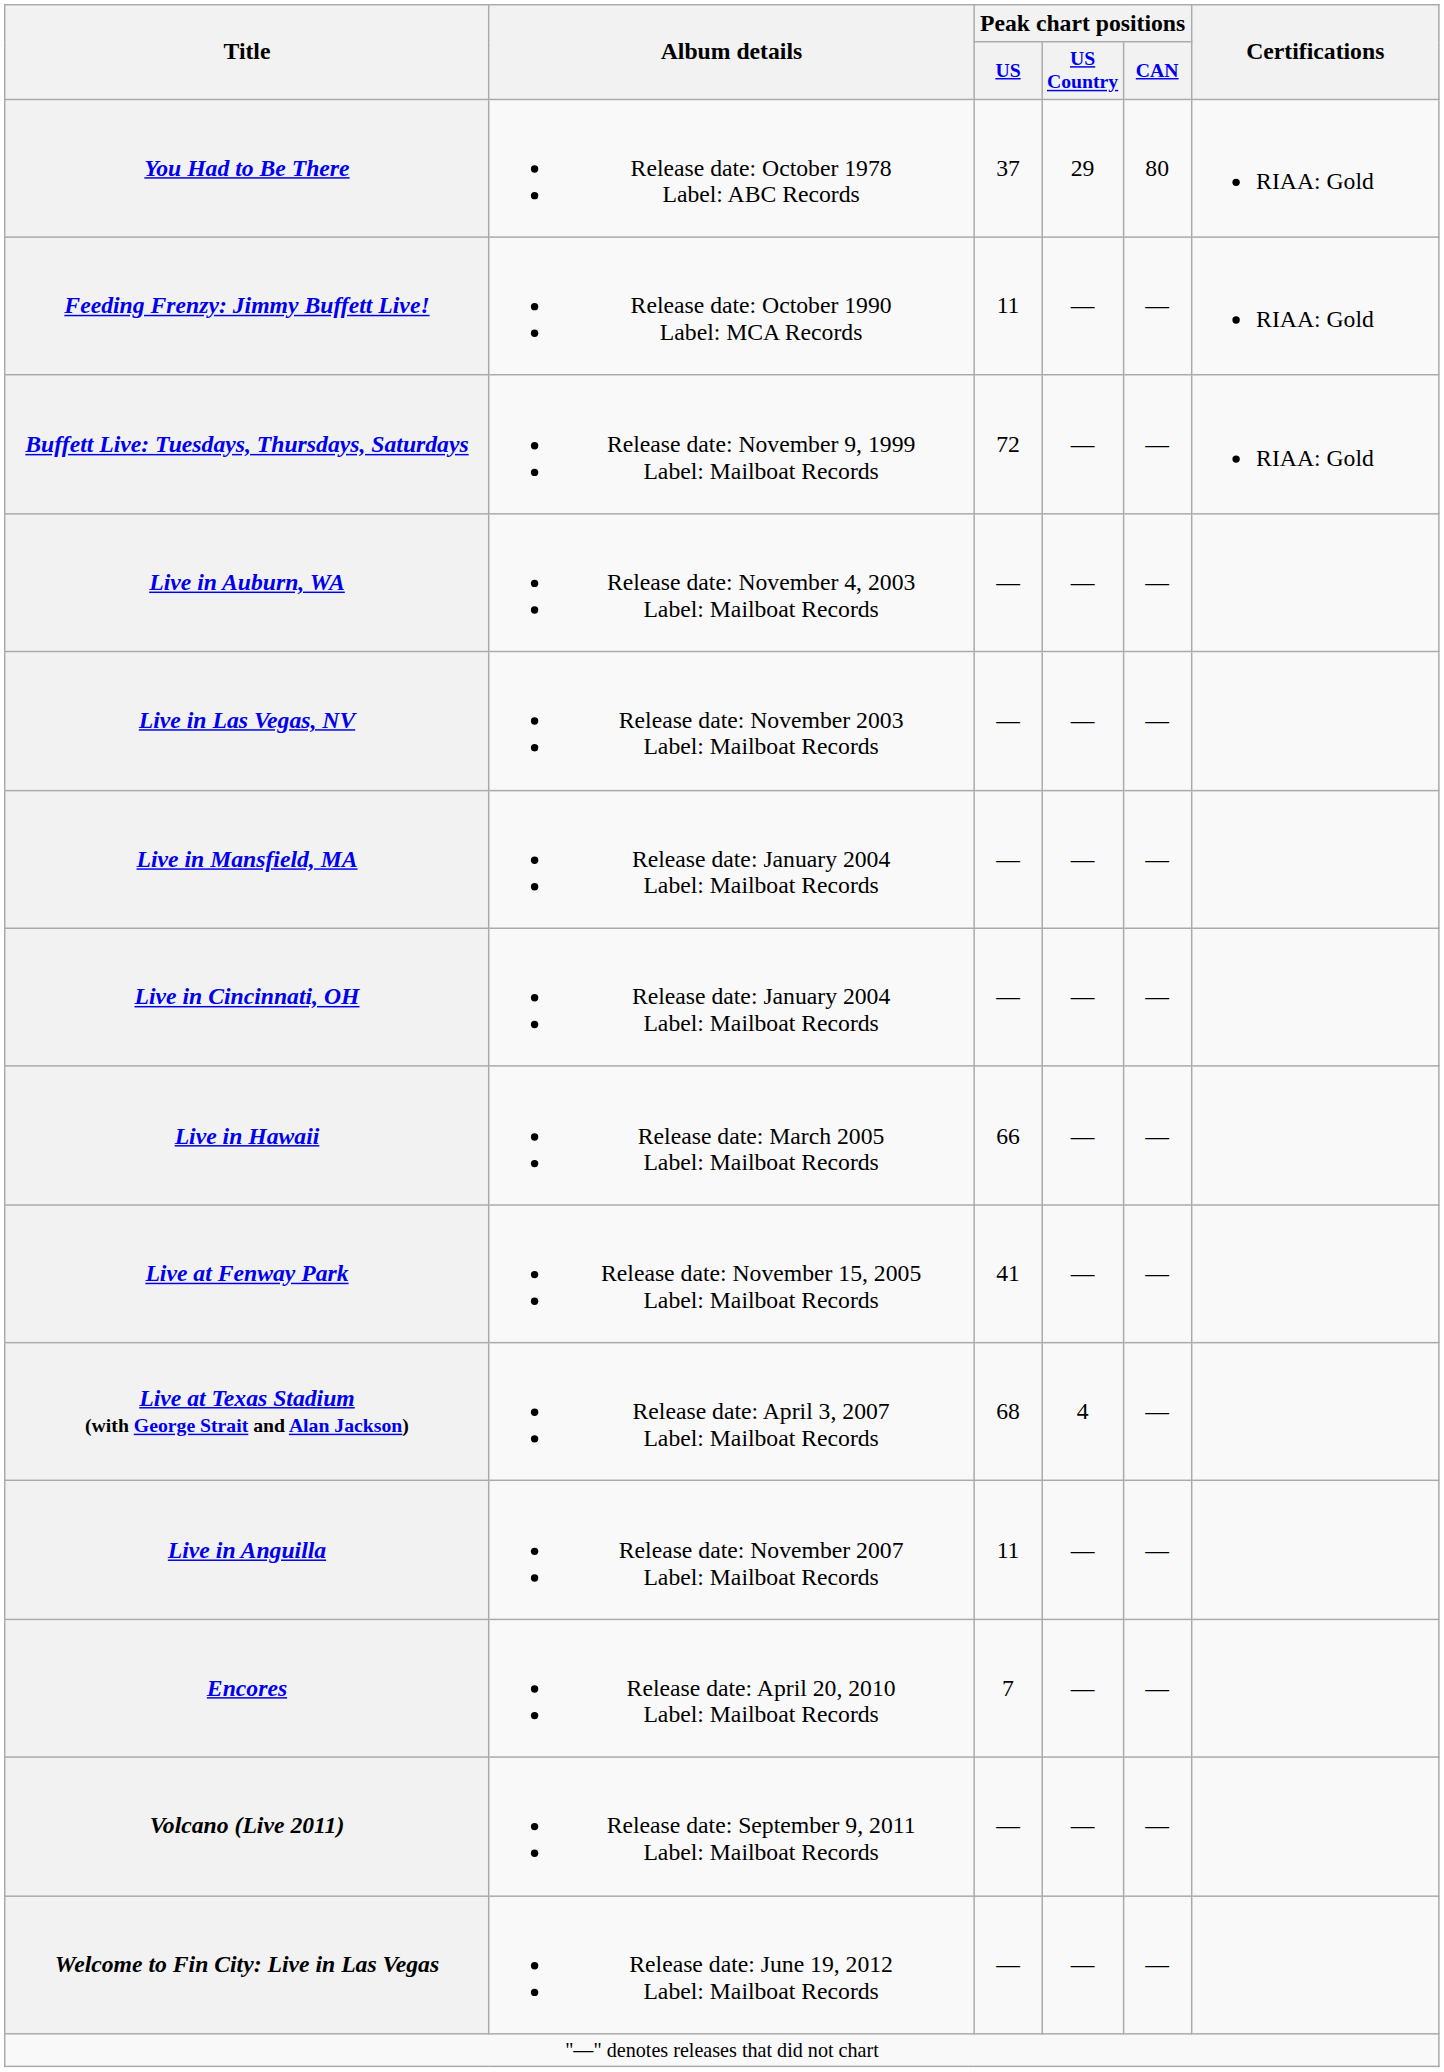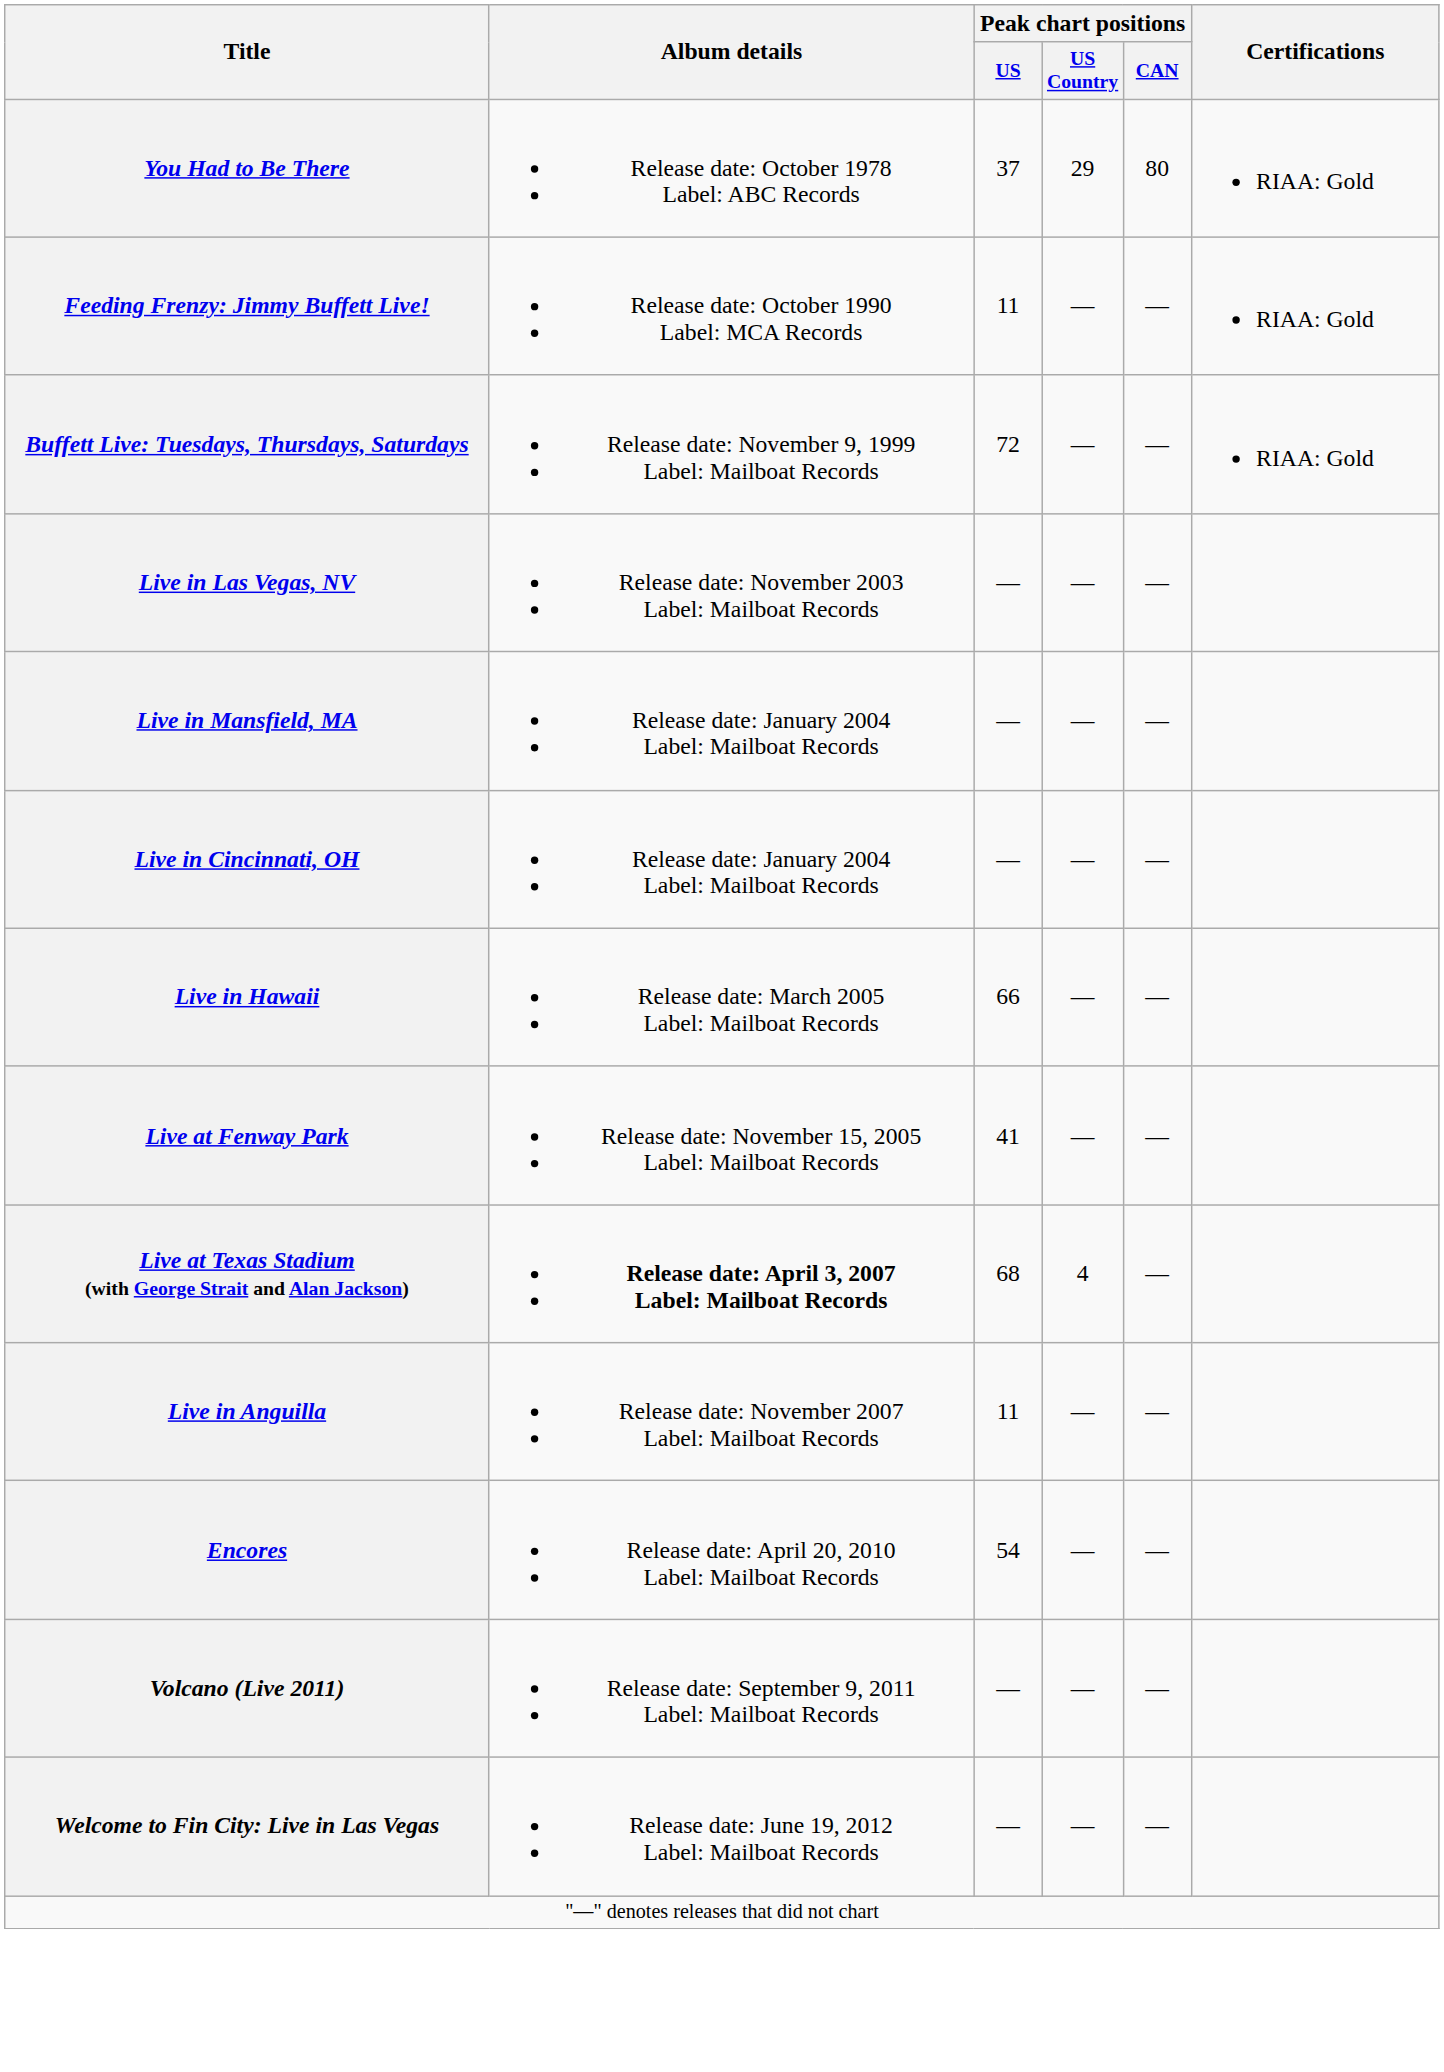- row: (247, 582)
(732, 1425) normal -> (732, 1287) bold
(1008, 1688) 7 -> (1008, 1549) 54
